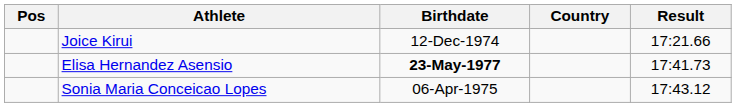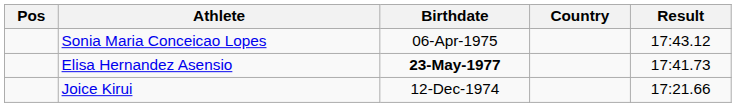rows swapped: (97, 41) <-> (164, 89)
